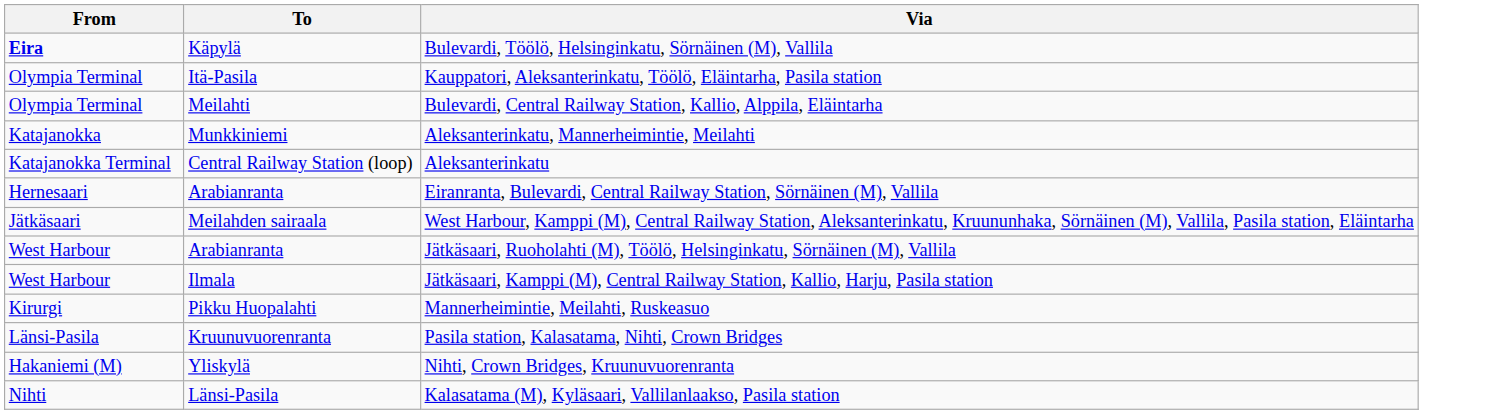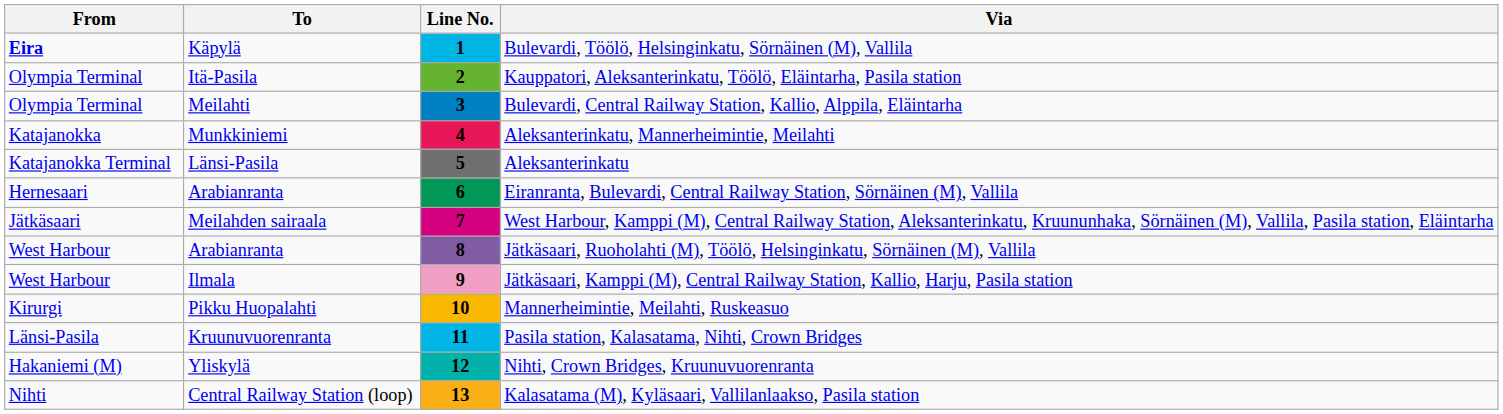+ column: (460, 18)
(300, 163) Central Railway Station (loop) -> (233, 163) Länsi-Pasila
(233, 395) Länsi-Pasila -> (300, 395) Central Railway Station (loop)
